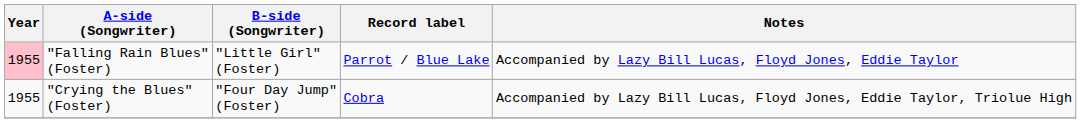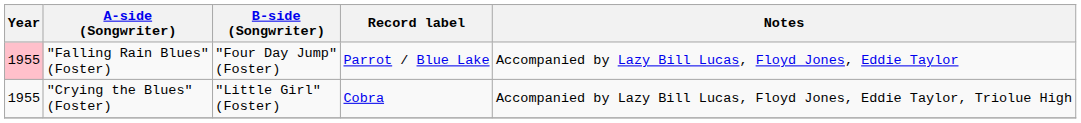(268, 61) "Little Girl" (Foster) -> (276, 61) "Four Day Jump" (Foster)
(276, 99) "Four Day Jump" (Foster) -> (268, 99) "Little Girl" (Foster)
